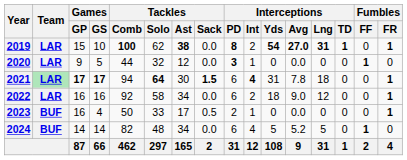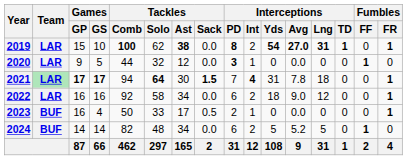(234, 79) 6 -> (234, 79) 7
(252, 130) 4 -> (252, 130) 2
